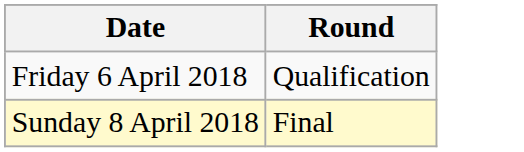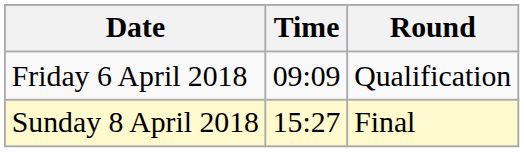+ column: (307, 28)
